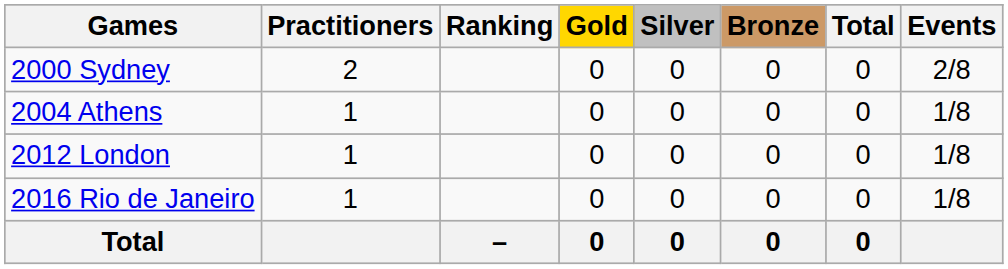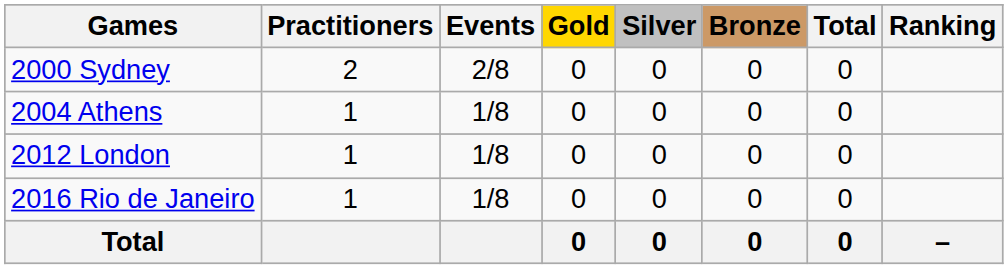columns swapped: (952, 26) <-> (500, 26)
